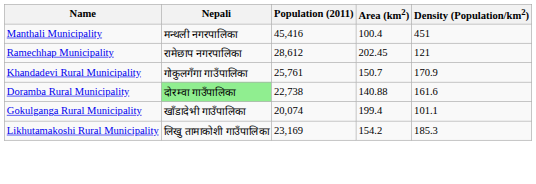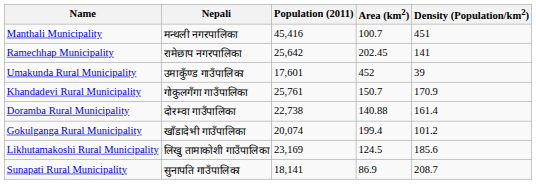(370, 33) 100.4 -> (370, 33) 100.7
(289, 53) 28,612 -> (289, 53) 25,642
(422, 53) 121 -> (422, 53) 141
+ row: (72, 72)
(200, 92) lightgreen background -> (200, 112) no background
(426, 91) 161.6 -> (426, 111) 161.4
(426, 111) 101.1 -> (426, 130) 101.2
(370, 130) 154.2 -> (370, 150) 124.5
(426, 130) 185.3 -> (426, 150) 185.6
+ row: (67, 169)
